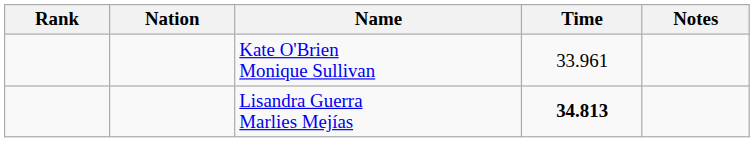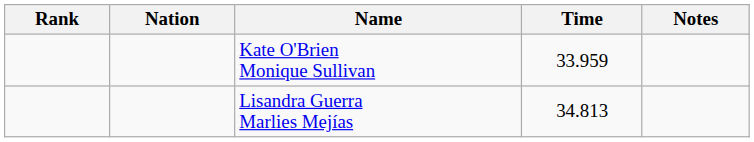(582, 60) 33.961 -> (582, 60) 33.959
(582, 111) bold -> (582, 111) normal
